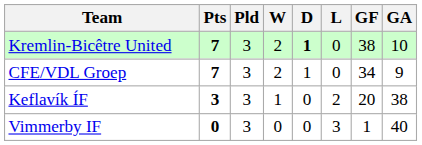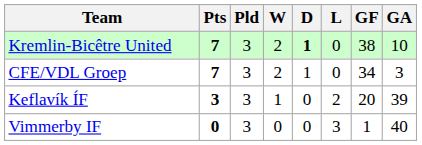(399, 72) 9 -> (399, 72) 3
(399, 99) 38 -> (399, 99) 39
